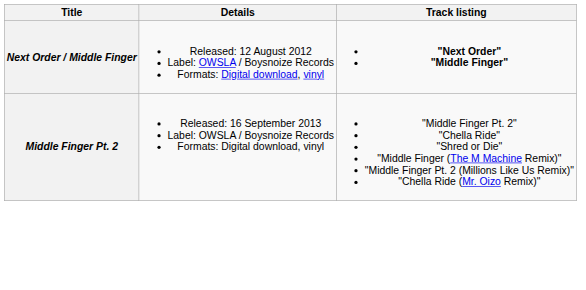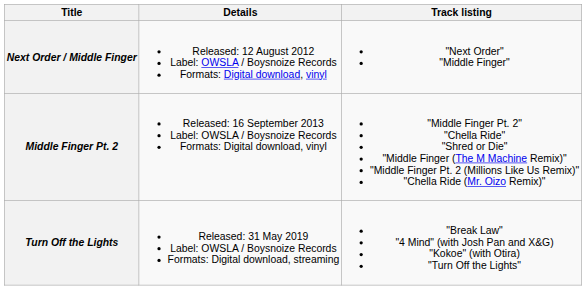(456, 57) bold -> (462, 57) normal
+ row: (72, 242)
